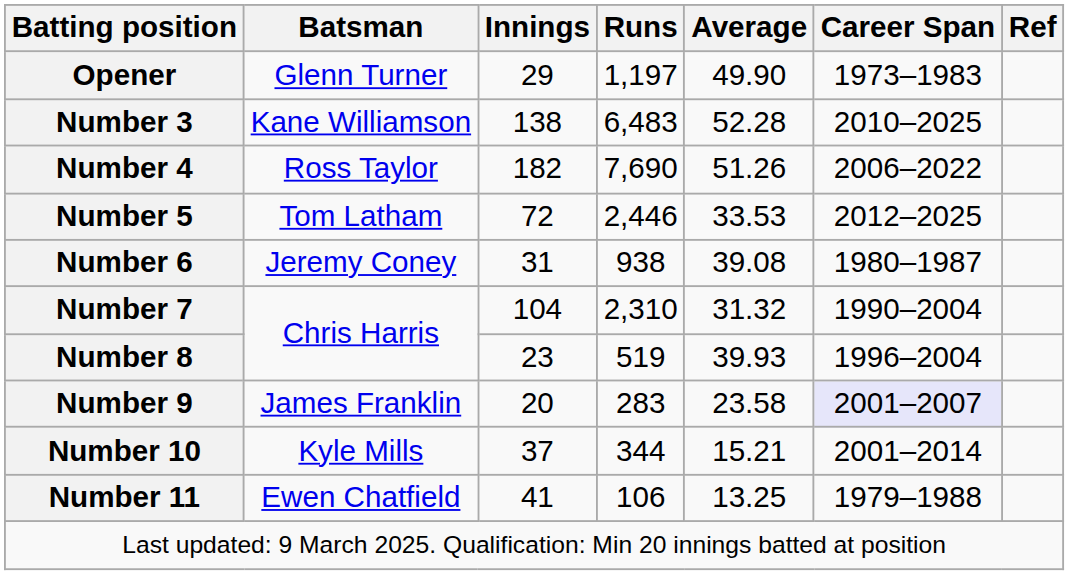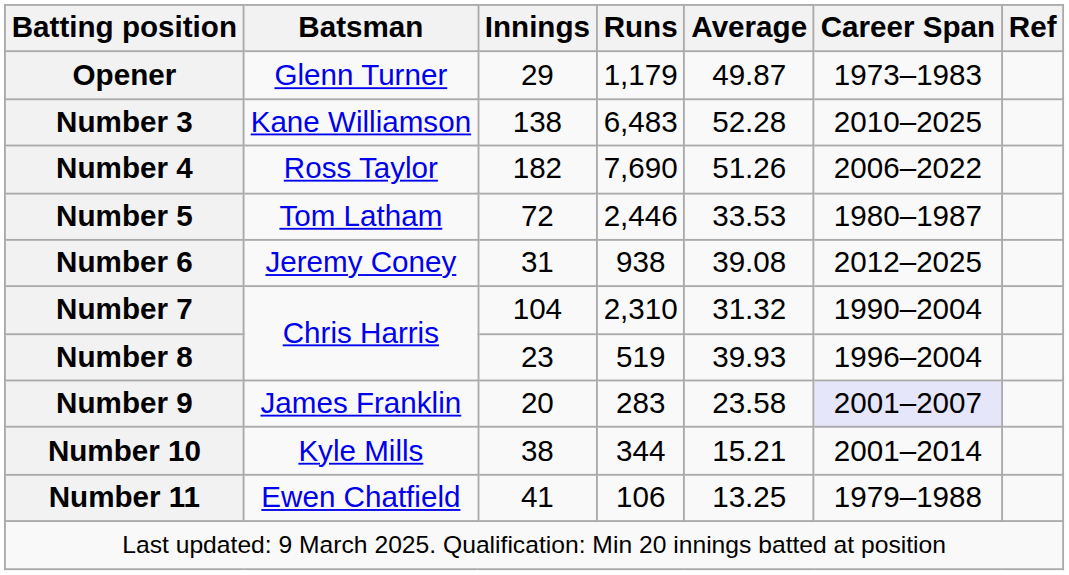(641, 74) 1,197 -> (641, 74) 1,179
(749, 74) 49.90 -> (749, 74) 49.87
(908, 215) 2012–2025 -> (908, 215) 1980–1987
(908, 262) 1980–1987 -> (908, 262) 2012–2025
(537, 450) 37 -> (537, 450) 38
